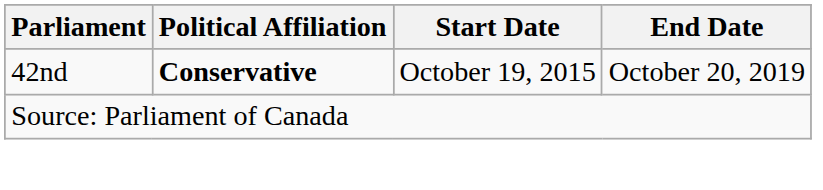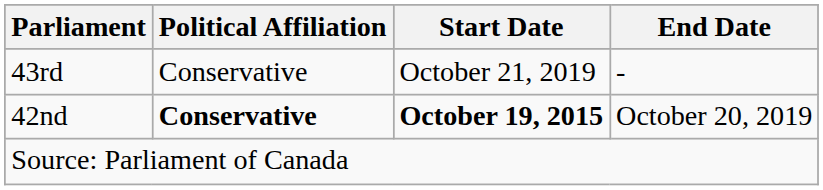+ row: (37, 71)
(498, 71) normal -> (501, 116) bold
